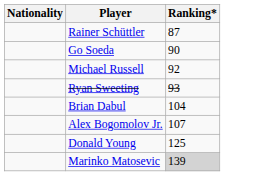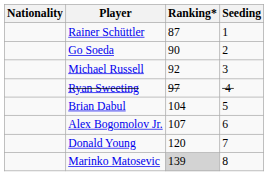+ column: (242, 13)
(174, 87) 93 -> (174, 87) 97
(177, 143) 125 -> (177, 143) 120
